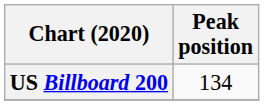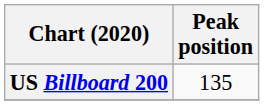(216, 81) 134 -> (216, 81) 135
